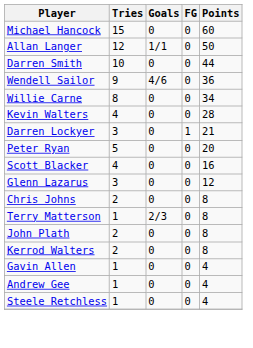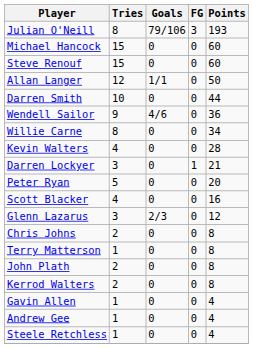+ row: (51, 30)
+ row: (44, 64)
(151, 182) 0 -> (158, 216) 2/3
(158, 216) 2/3 -> (151, 250) 0
